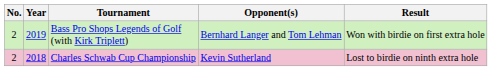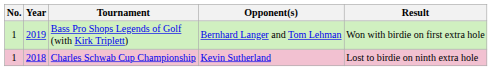(14, 35) 2 -> (14, 35) 1
(14, 57) 2 -> (14, 57) 1
